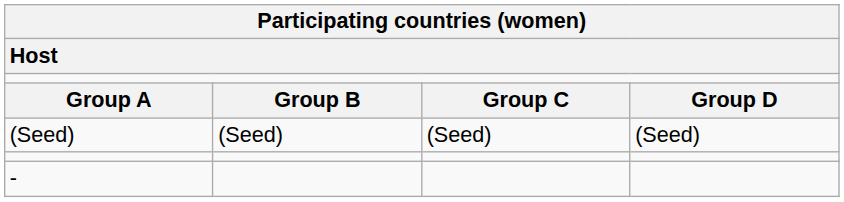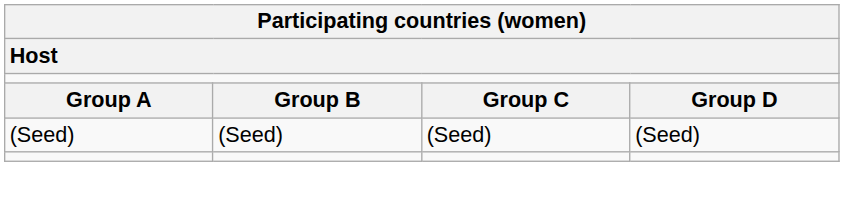- row: (13, 178)
